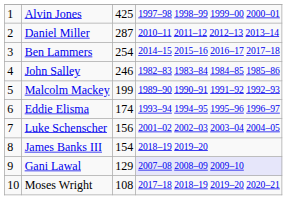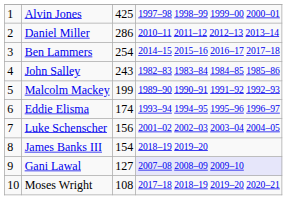(124, 33) 287 -> (124, 33) 286
(124, 71) 246 -> (124, 71) 243
(124, 166) 129 -> (124, 166) 127
